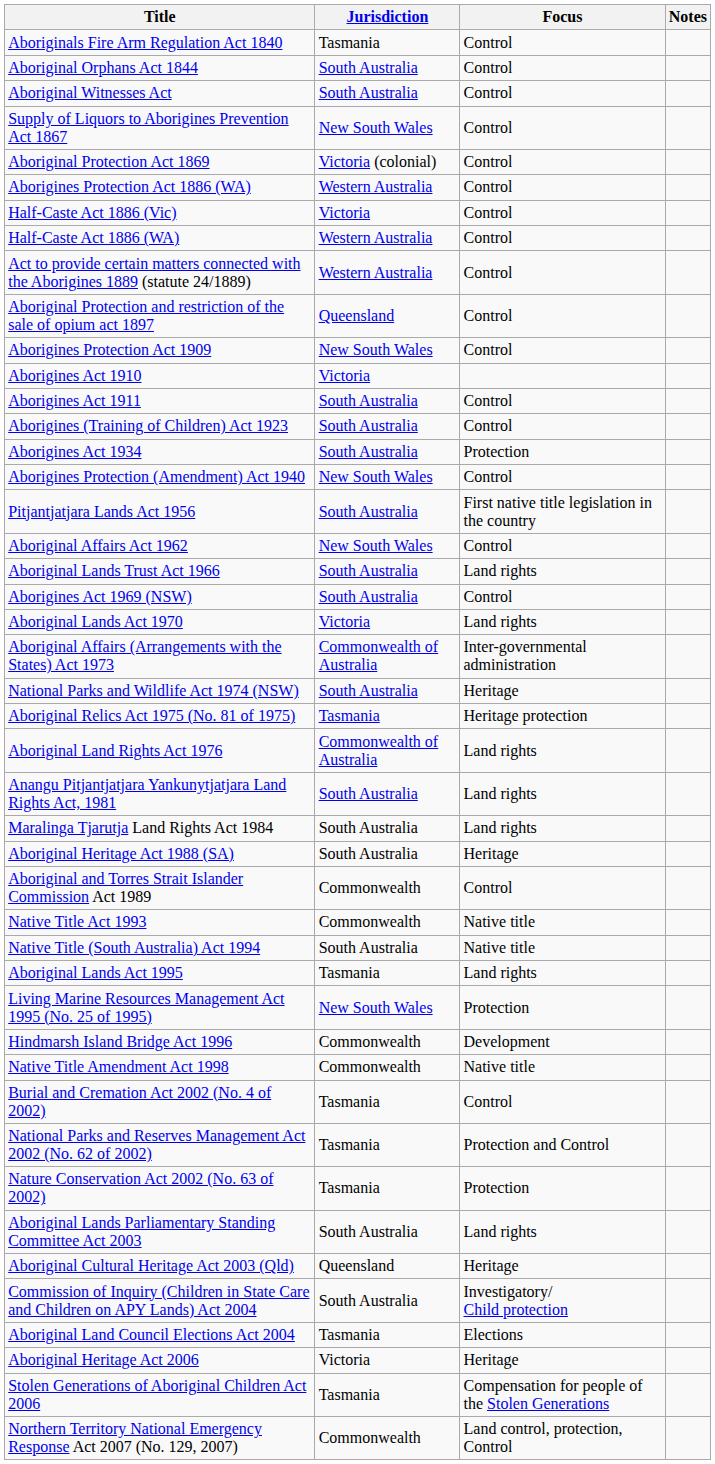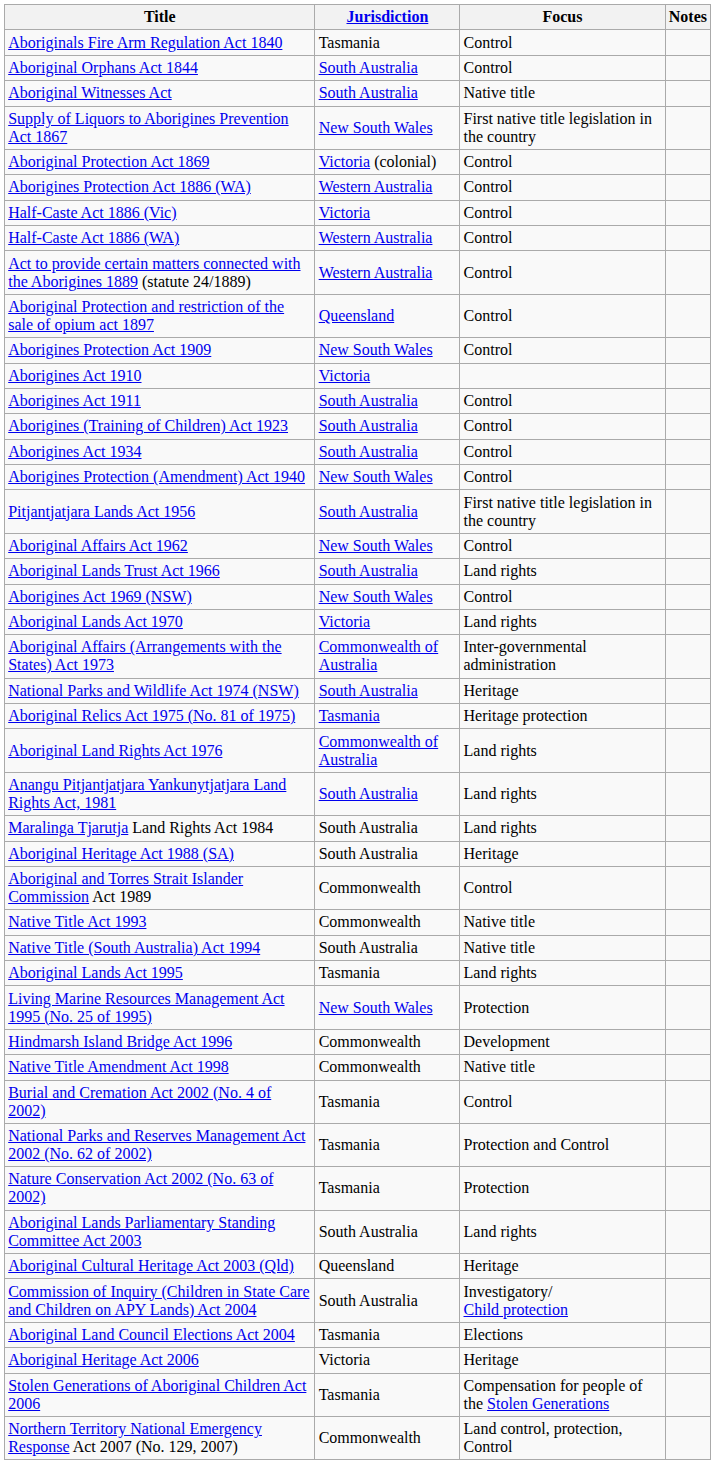(488, 93) Control -> (499, 93) Native title
(488, 127) Control -> (558, 127) First native title legislation in the country
(496, 451) Protection -> (488, 451) Control
(368, 596) South Australia -> (376, 596) New South Wales
